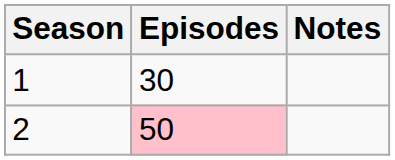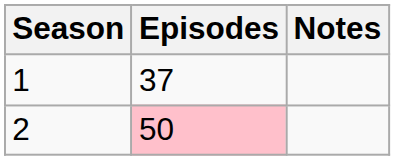(156, 79) 30 -> (156, 79) 37
